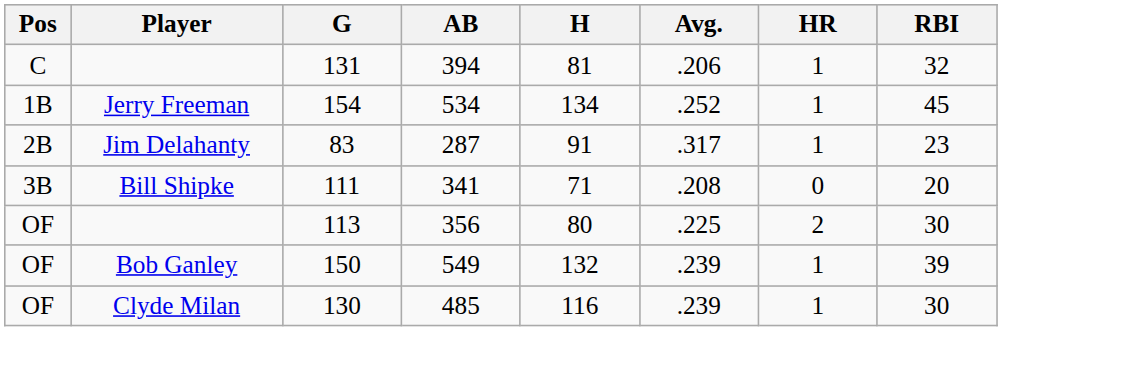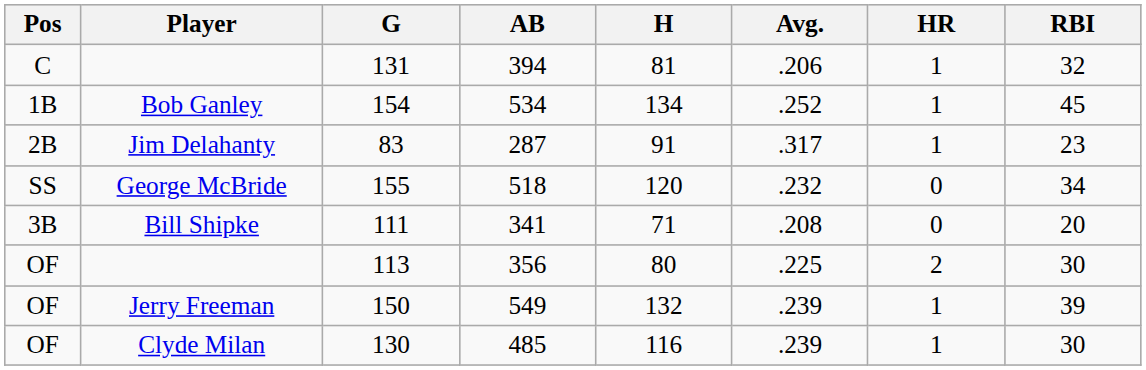(177, 104) Jerry Freeman -> (202, 104) Bob Ganley
+ row: (391, 184)
(177, 265) Bob Ganley -> (202, 305) Jerry Freeman
